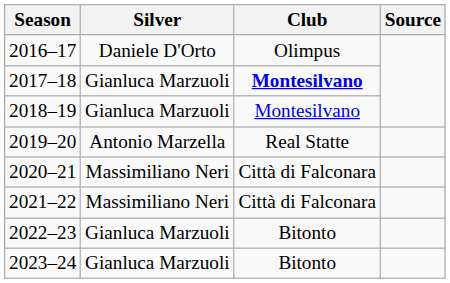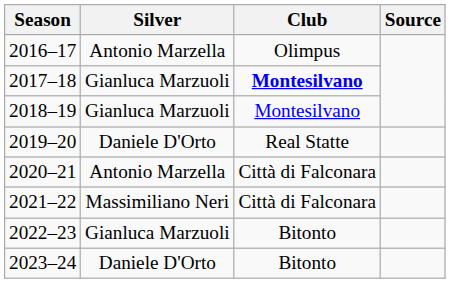(157, 50) Daniele D'Orto -> (157, 50) Antonio Marzella
(157, 141) Antonio Marzella -> (157, 141) Daniele D'Orto
(157, 171) Massimiliano Neri -> (157, 171) Antonio Marzella
(157, 263) Gianluca Marzuoli -> (157, 263) Daniele D'Orto
